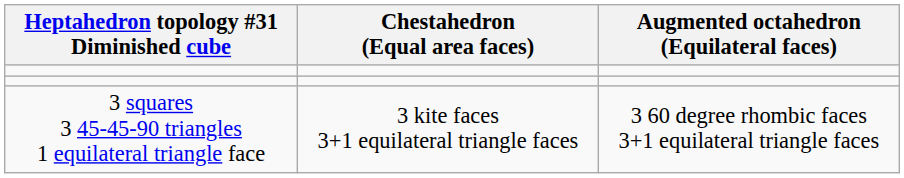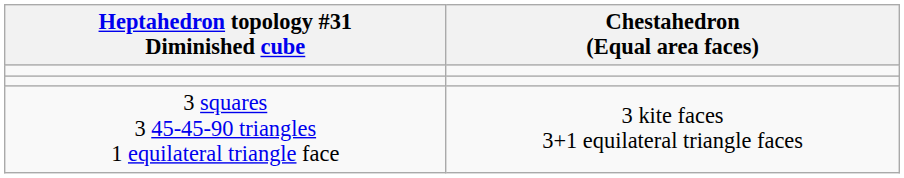- column: (749, 34)
